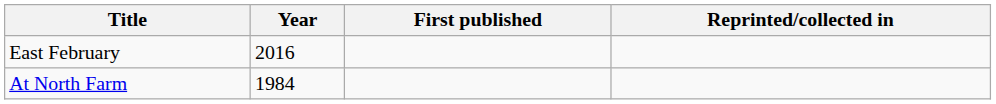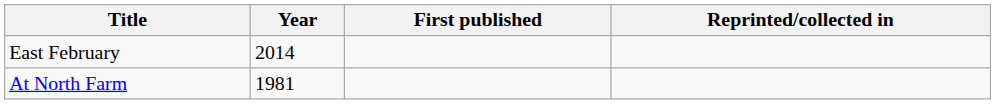(275, 51) 2016 -> (275, 51) 2014
(275, 83) 1984 -> (275, 83) 1981
